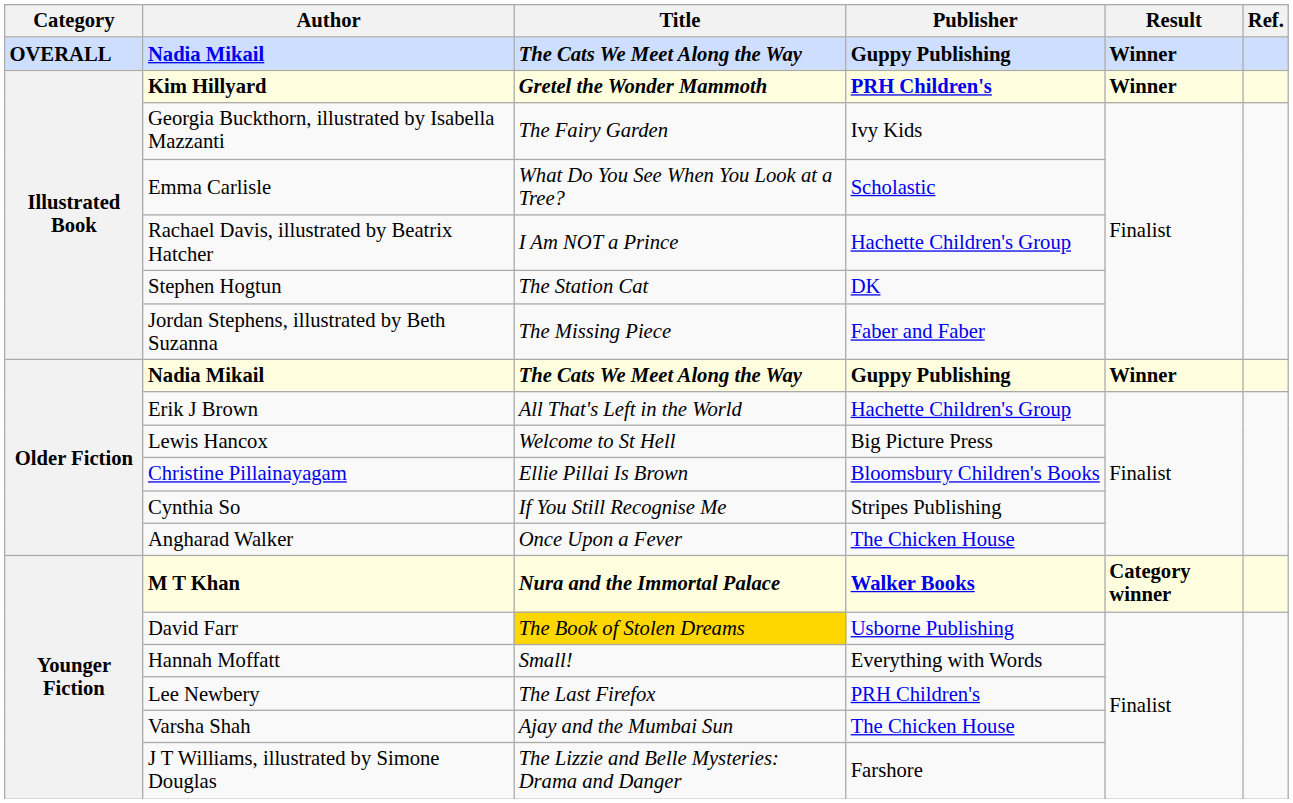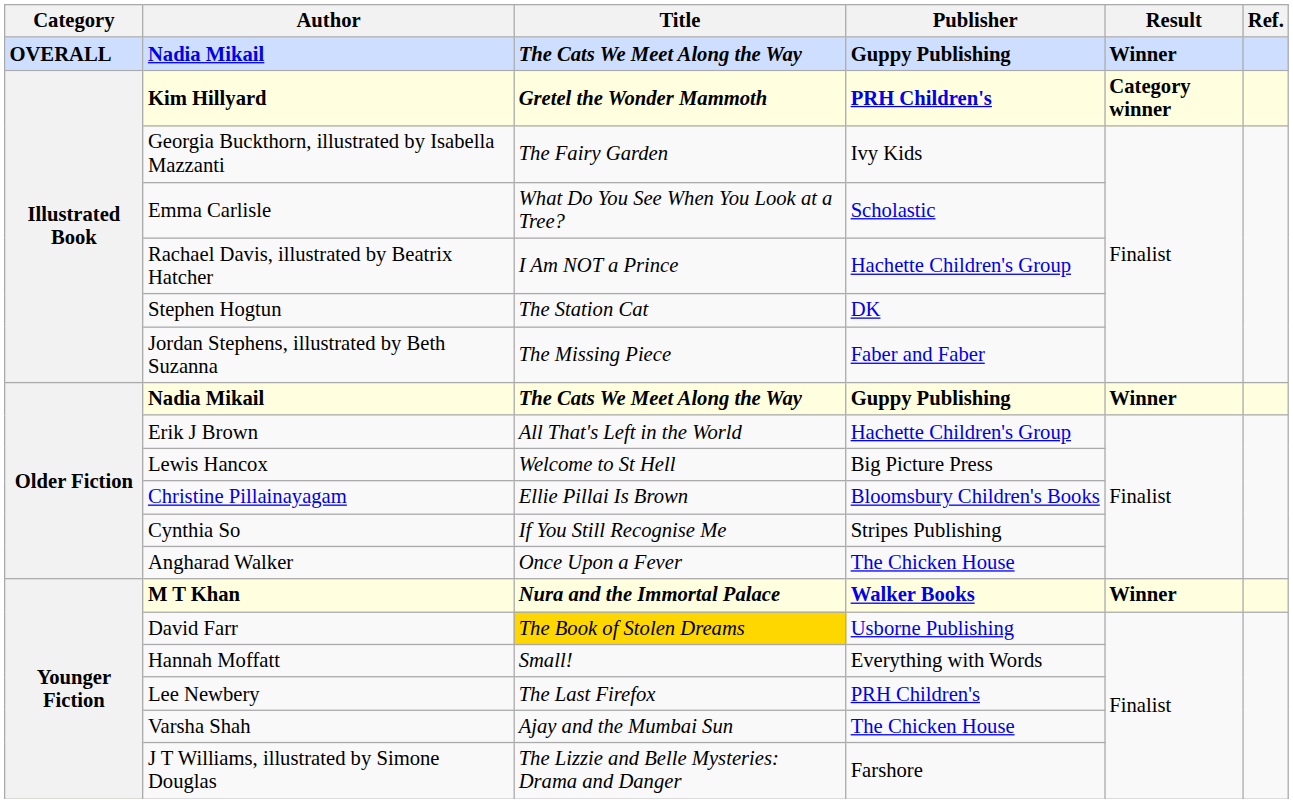(1143, 86) Winner -> (1150, 97) Category winner
(1150, 583) Category winner -> (1143, 595) Winner
